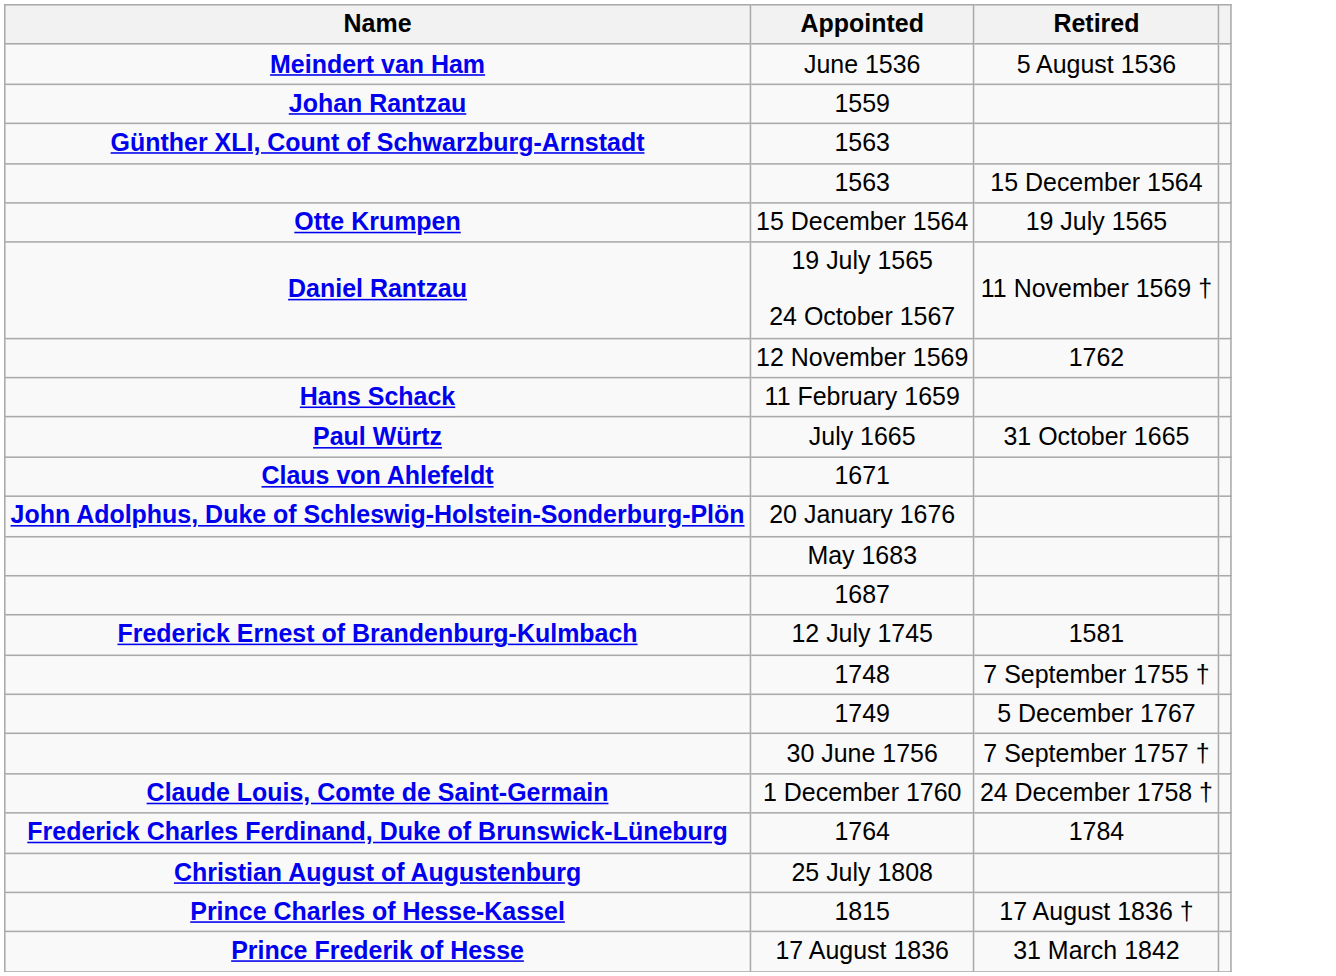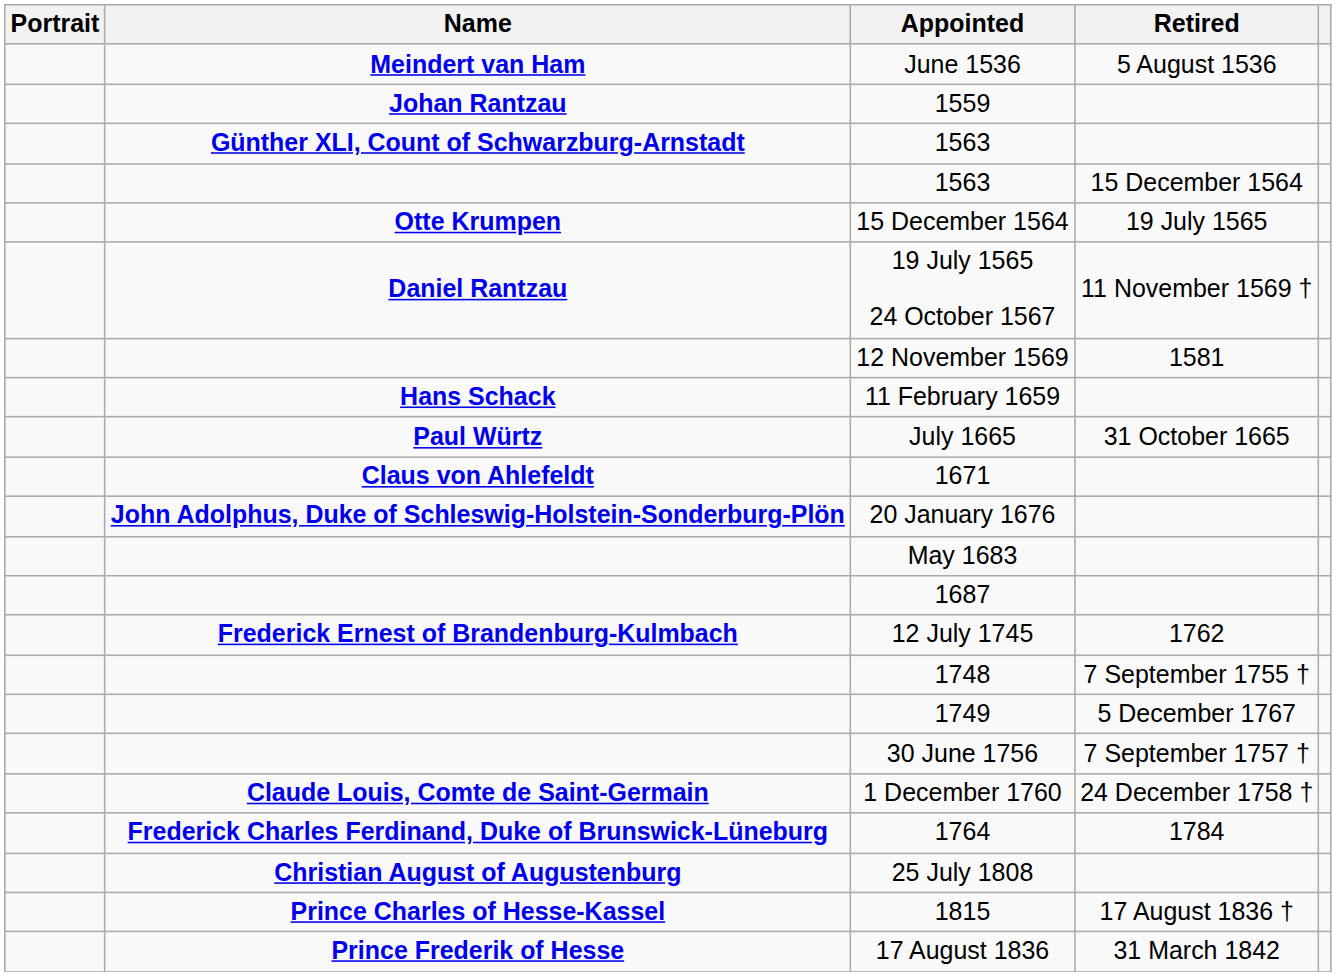+ column: (55, 24)
(1096, 357) 1762 -> (1197, 357) 1581
(1096, 634) 1581 -> (1197, 634) 1762
